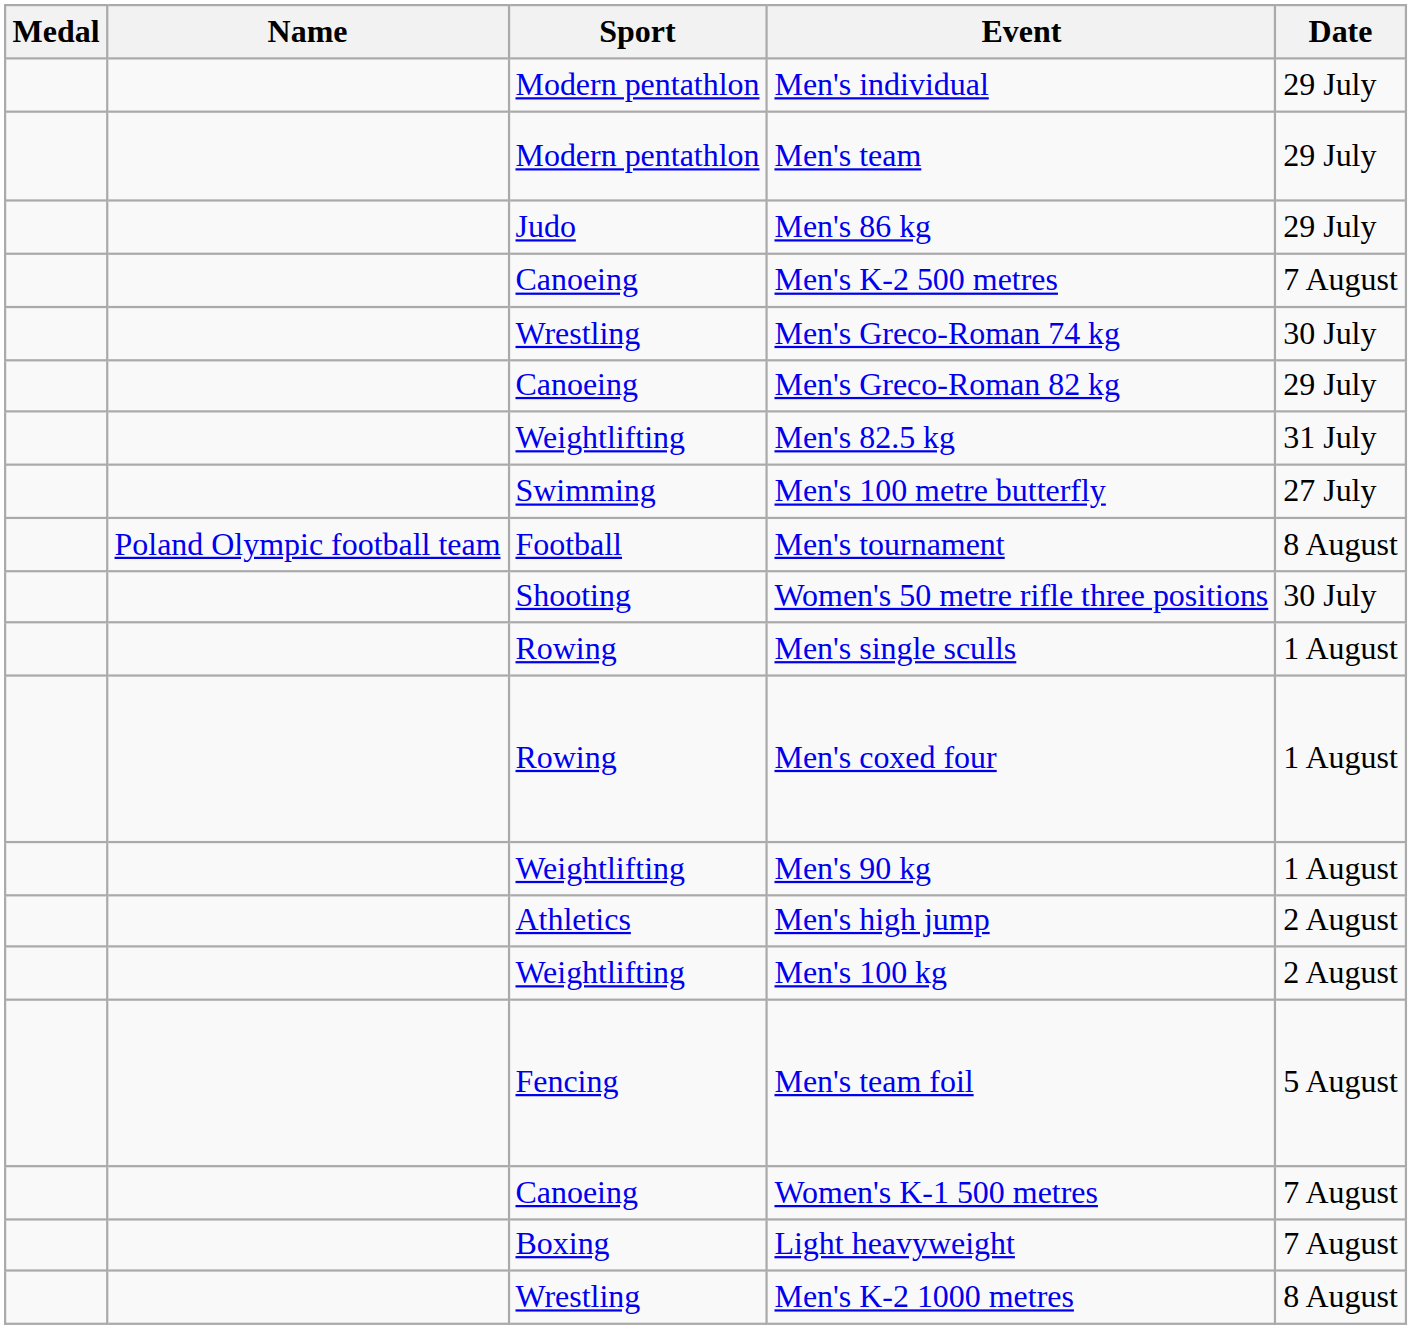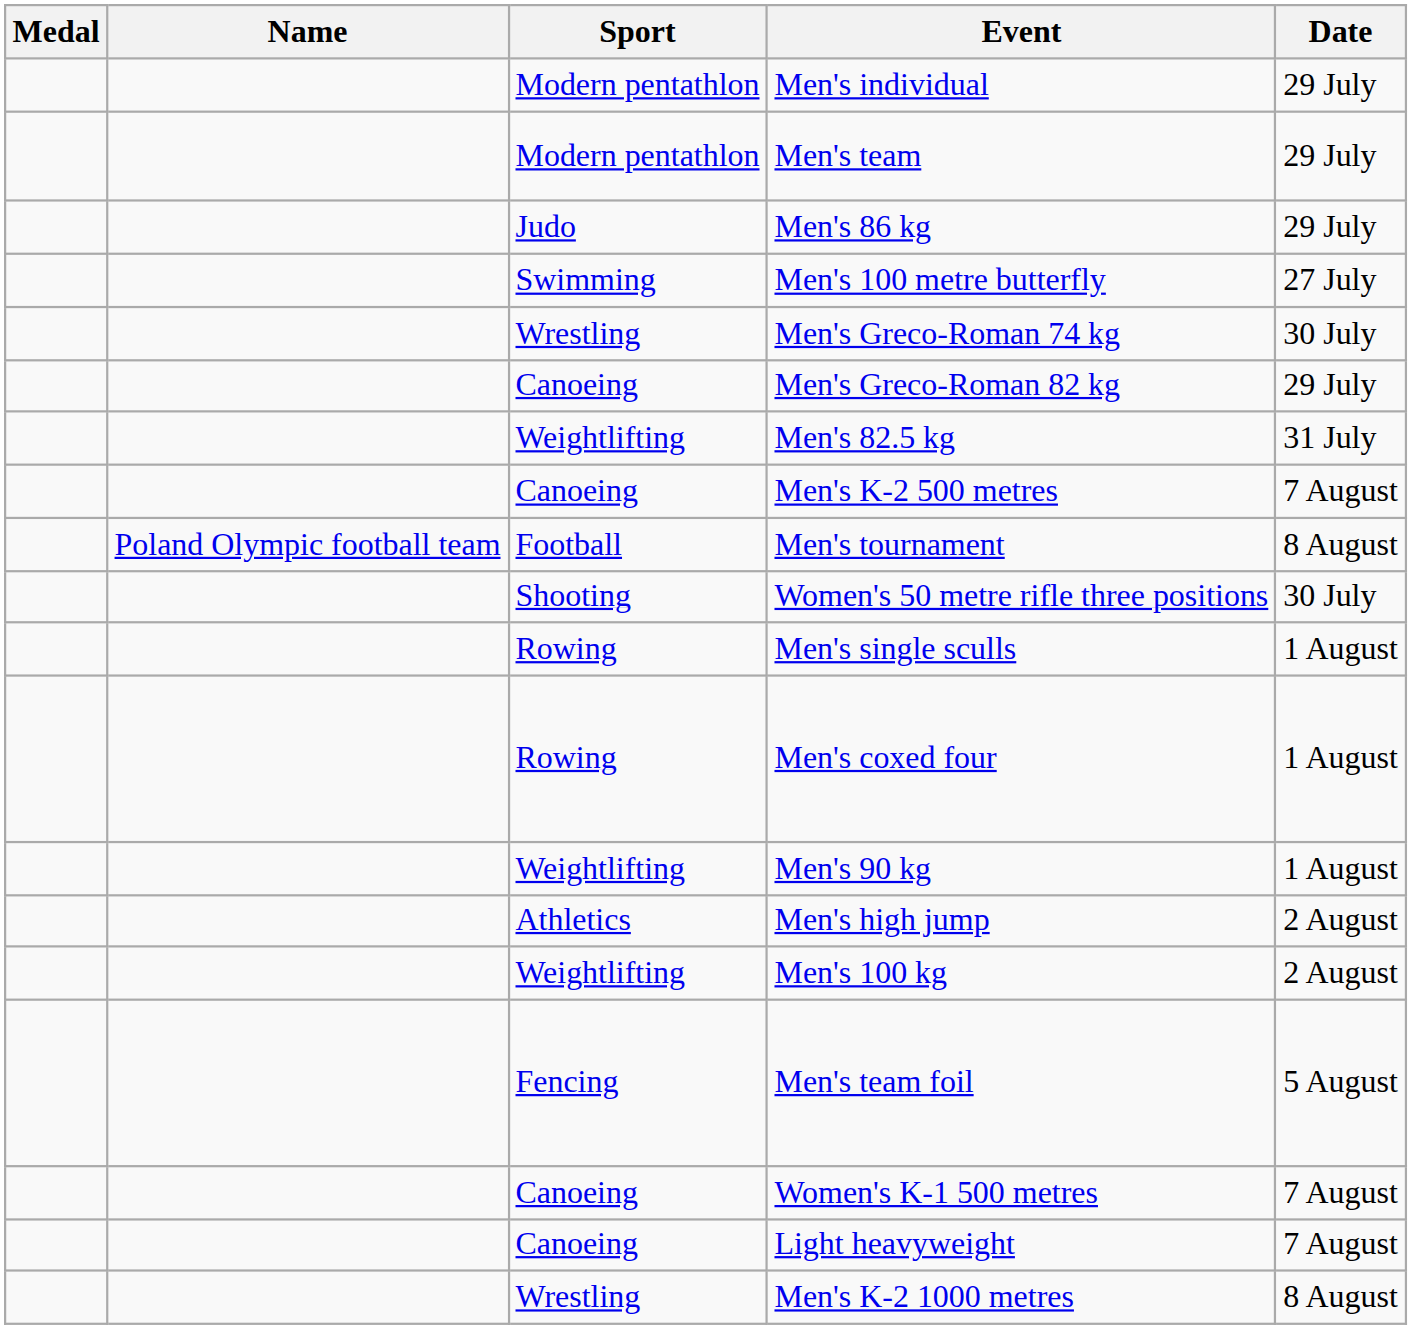rows swapped: (940, 490) <-> (916, 279)
(563, 1244) Boxing -> (577, 1244) Canoeing
